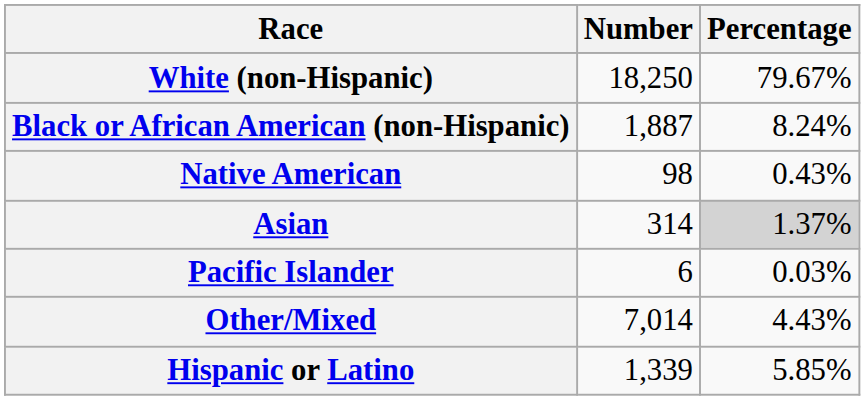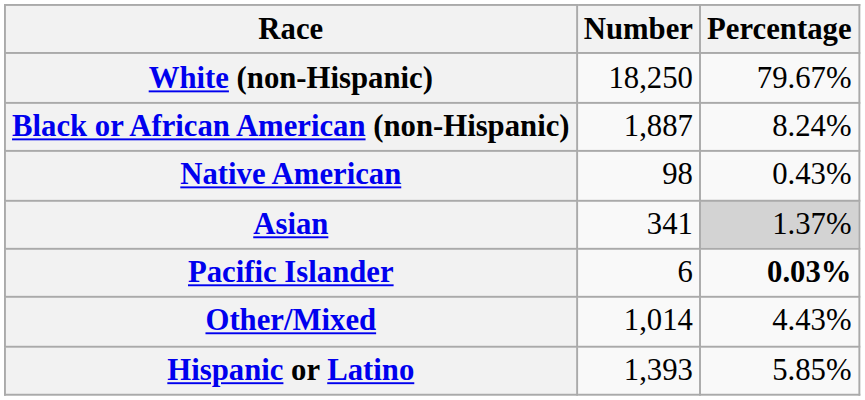(670, 223) 314 -> (670, 223) 341
(812, 272) normal -> (809, 272) bold
(658, 321) 7,014 -> (658, 321) 1,014
(658, 369) 1,339 -> (658, 369) 1,393
